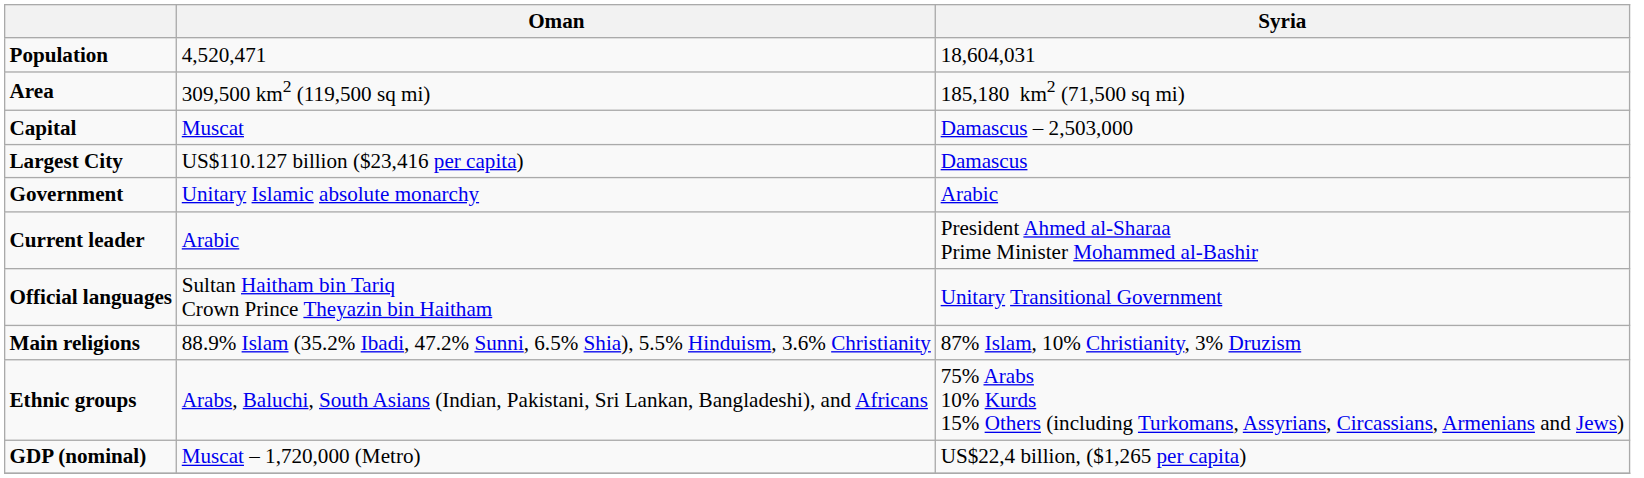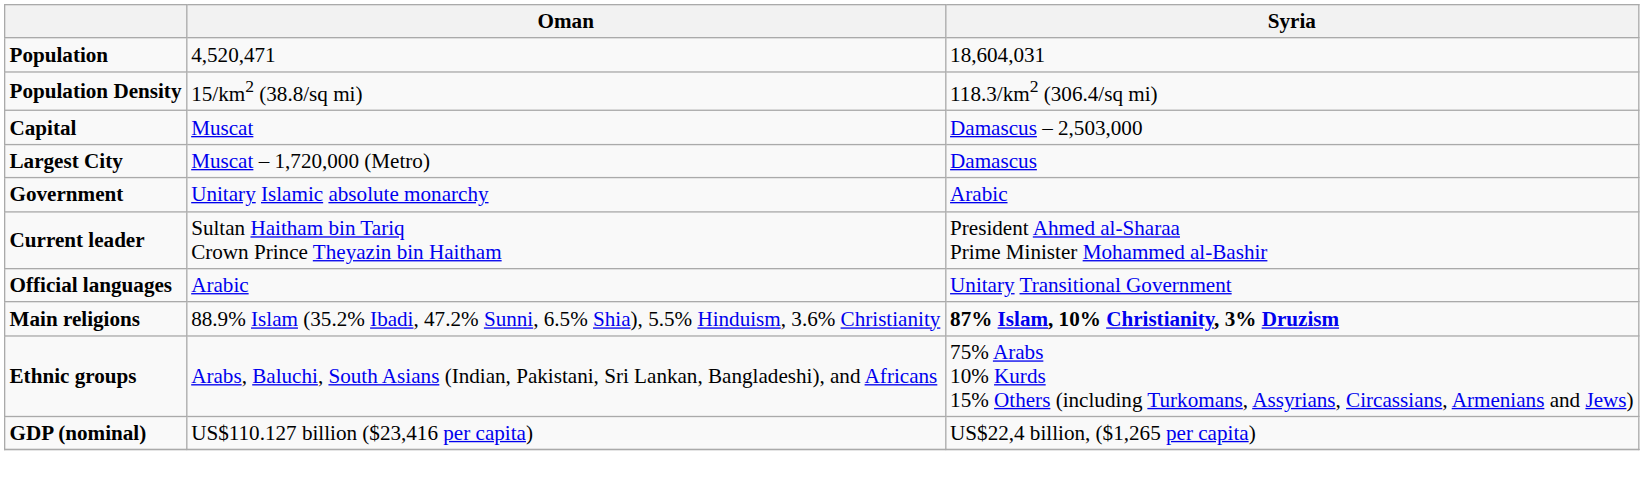- row: (32, 91)
+ row: (95, 91)
(353, 160) US$110.127 billion ($23,416 per capita) -> (311, 160) Muscat – 1,720,000 (Metro)
(210, 239) Arabic -> (346, 239) Sultan Haitham bin Tariq Crown Prince Theyazin bin Haitham
(337, 297) Sultan Haitham bin Tariq Crown Prince Theyazin bin Haitham -> (220, 285) Arabic
(1121, 342) normal -> (1145, 318) bold
(301, 456) Muscat – 1,720,000 (Metro) -> (362, 433) US$110.127 billion ($23,416 per capita)
